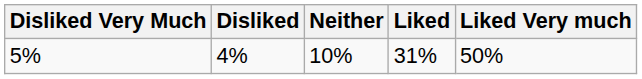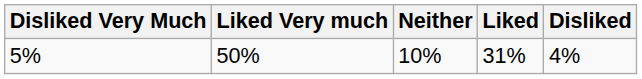columns swapped: (258, 21) <-> (546, 21)
